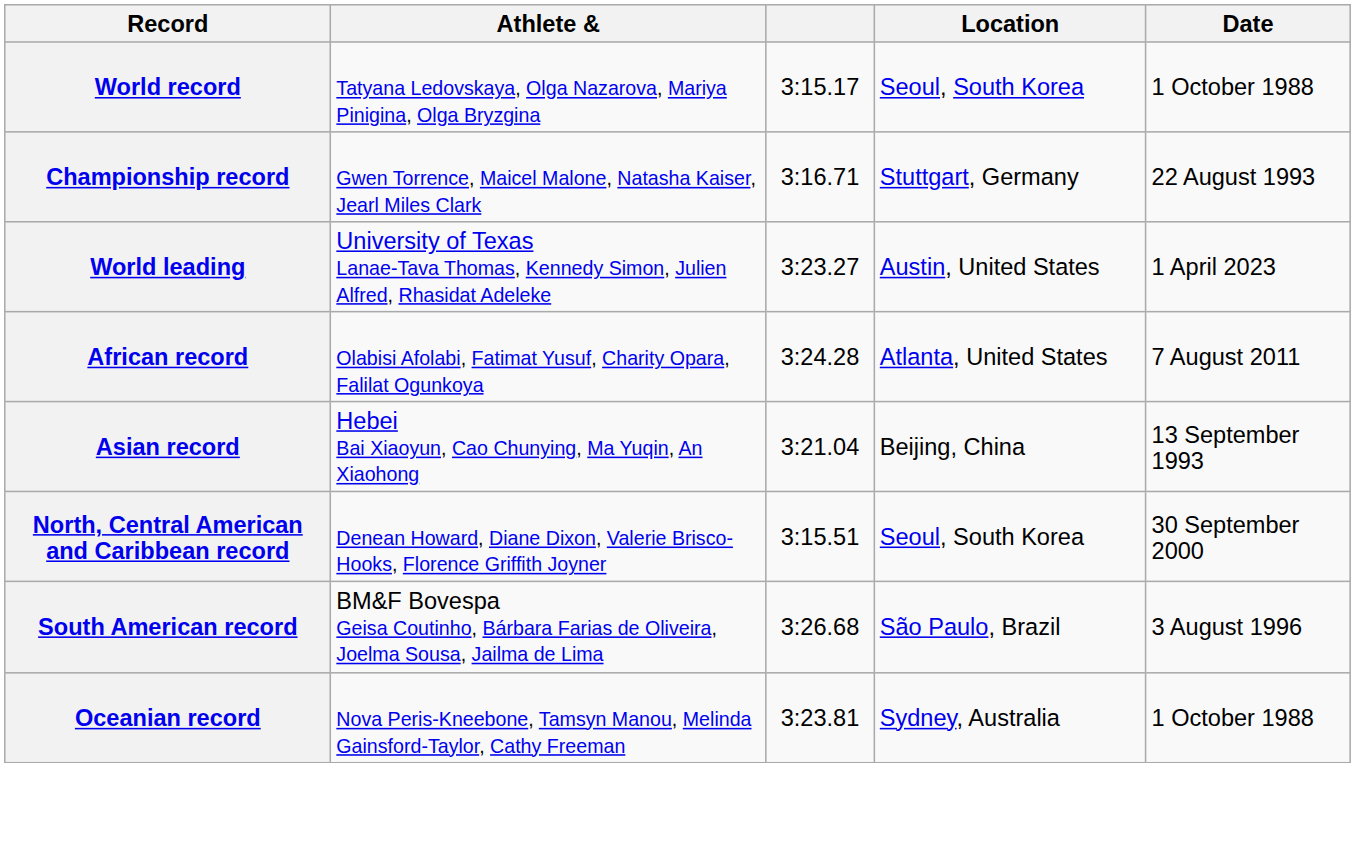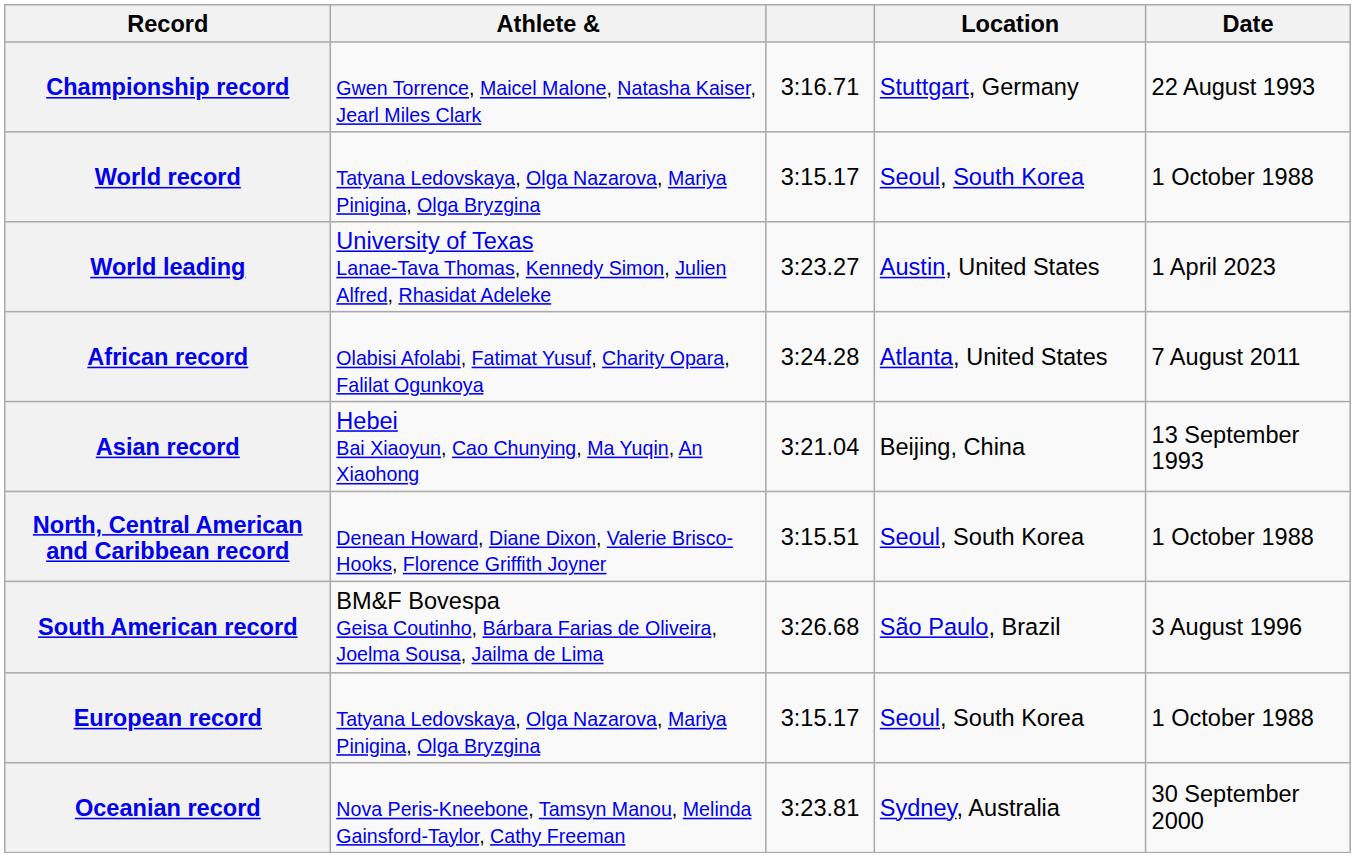rows swapped: (168, 87) <-> (168, 177)
(1225, 537) 30 September 2000 -> (1233, 537) 1 October 1988
+ row: (168, 717)
(1233, 717) 1 October 1988 -> (1225, 807) 30 September 2000
